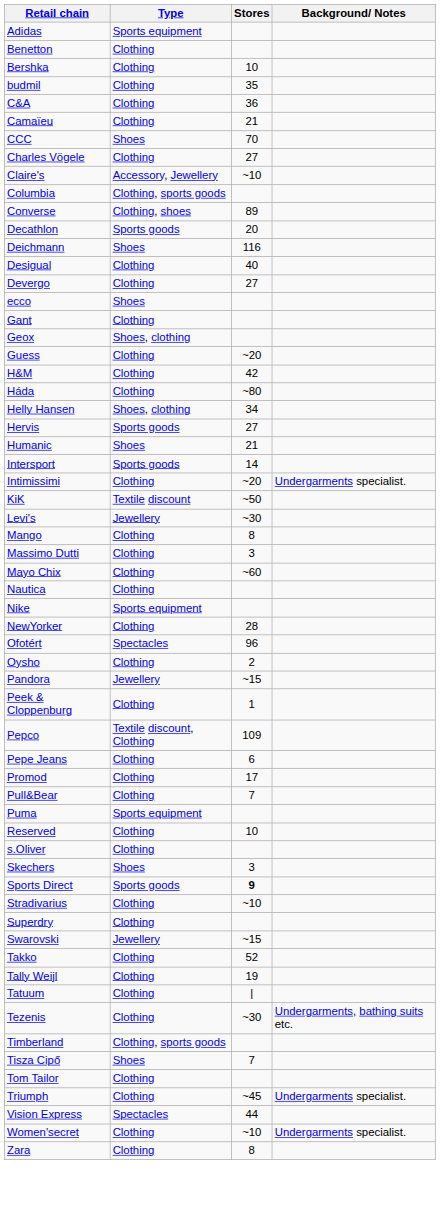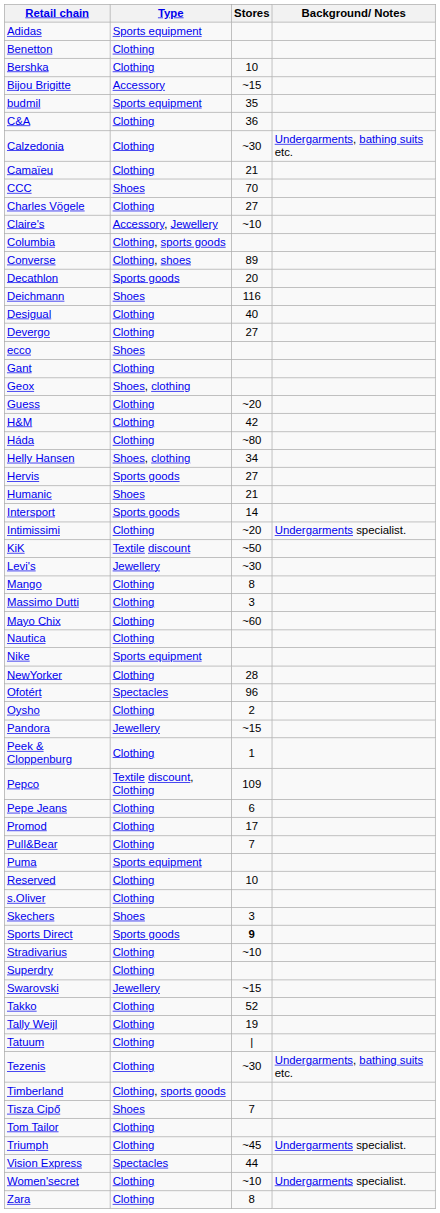+ row: (39, 85)
(133, 85) Clothing -> (157, 103) Sports equipment
+ row: (35, 146)
